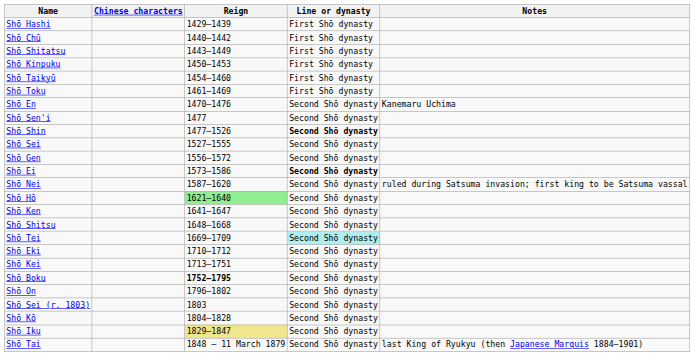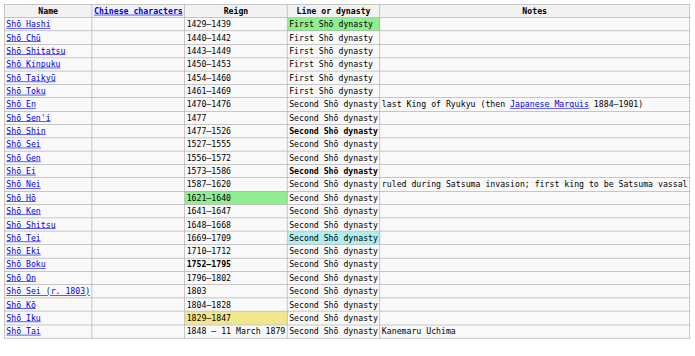(331, 24) no background -> (331, 24) lightgreen background
(419, 104) Kanemaru Uchima -> (513, 104) last King of Ryukyu (then Japanese Marquis 1884–1901)
- row: (24, 265)
(513, 345) last King of Ryukyu (then Japanese Marquis 1884–1901) -> (419, 331) Kanemaru Uchima
